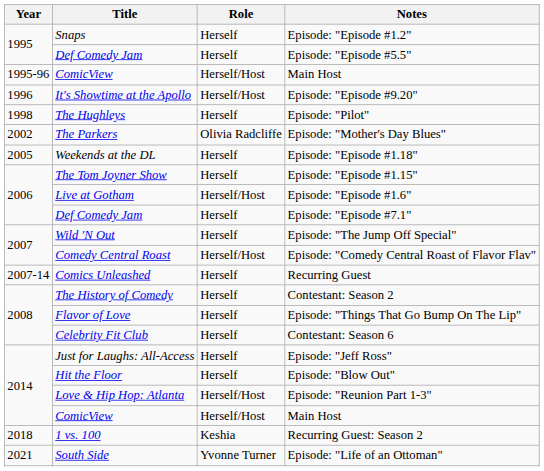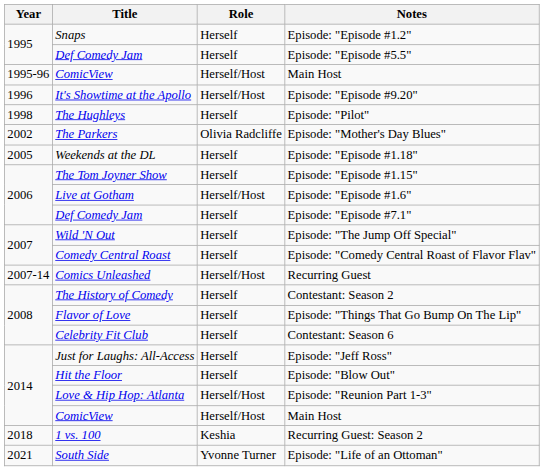(233, 255) Herself/Host -> (219, 255) Herself
(219, 275) Herself -> (233, 275) Herself/Host
